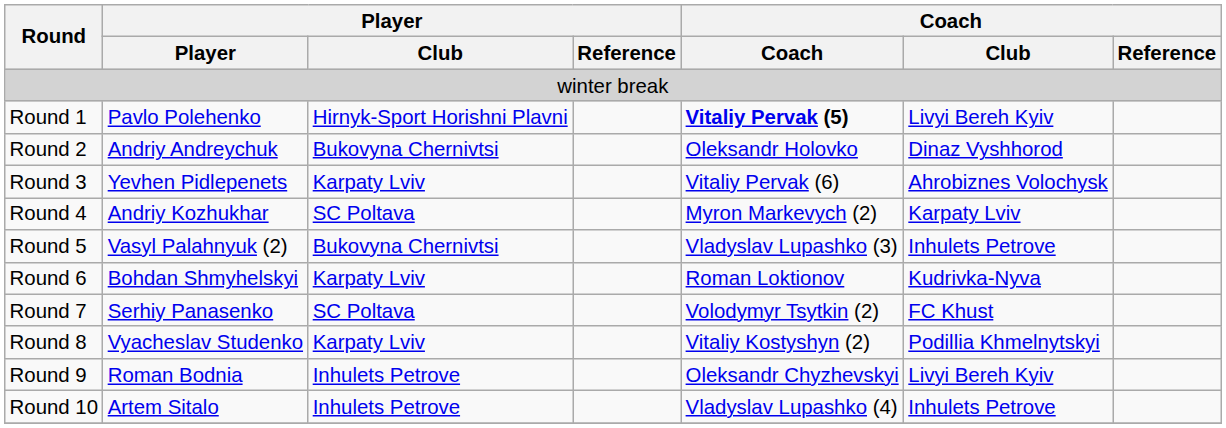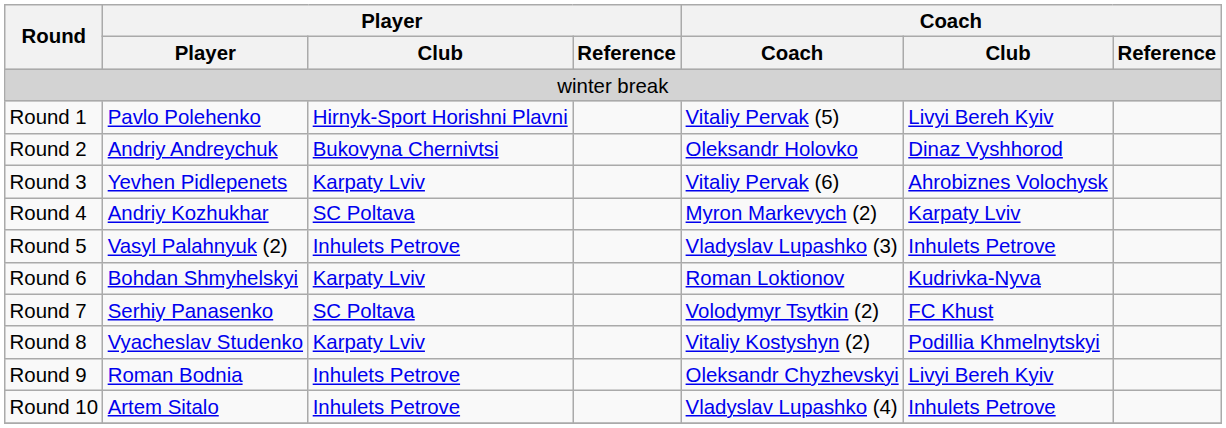(767, 117) bold -> (762, 117) normal
(406, 246) Bukovyna Chernivtsi -> (386, 246) Inhulets Petrove
